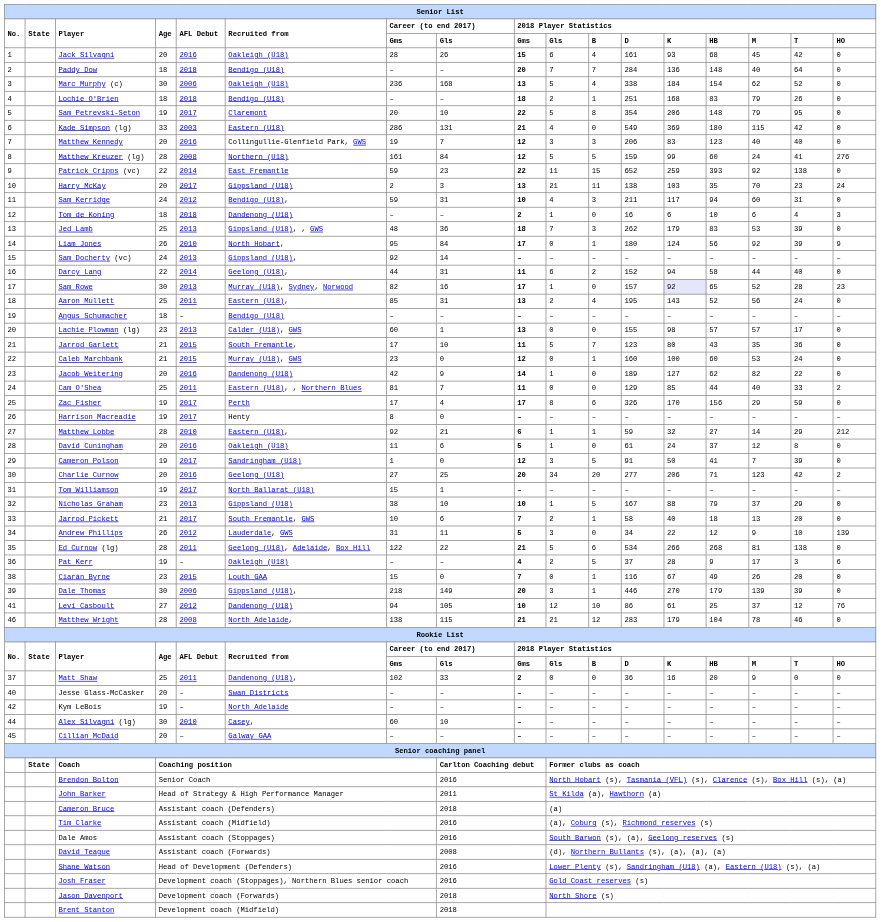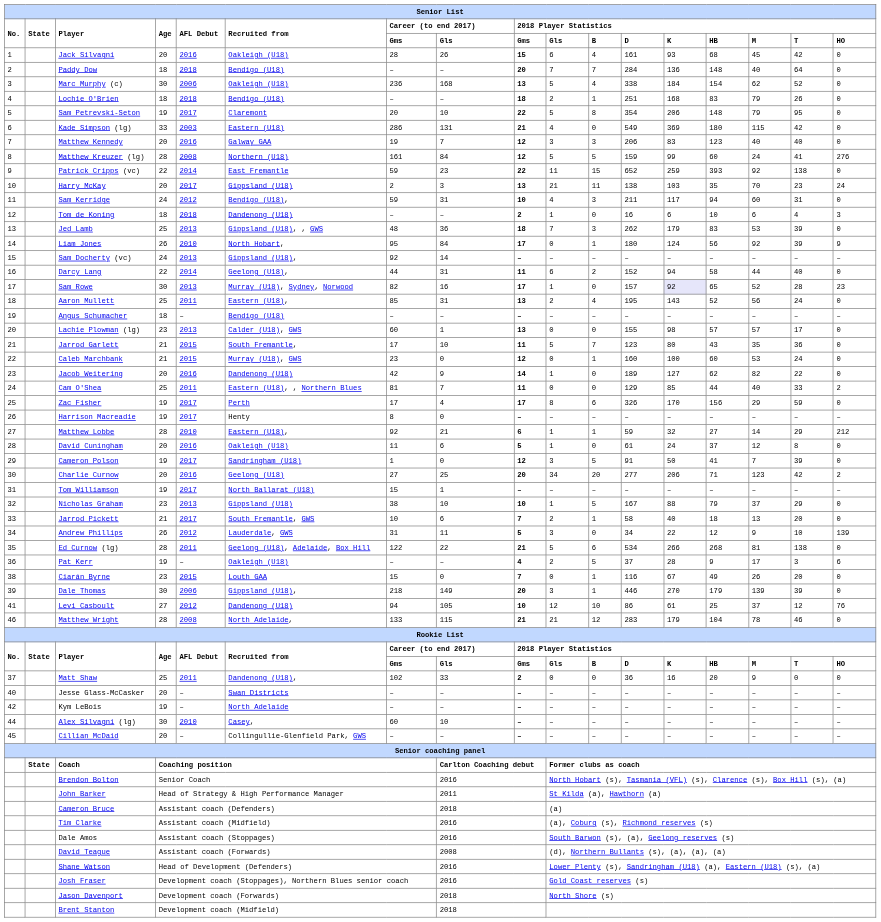(297, 142) Collingullie-Glenfield Park, GWS -> (250, 142) Galway GAA
(396, 620) 138 -> (396, 620) 133
(250, 736) Galway GAA -> (297, 736) Collingullie-Glenfield Park, GWS
